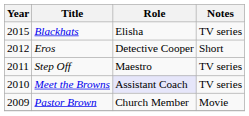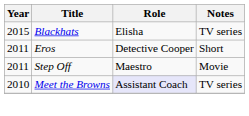(18, 48) 2012 -> (18, 48) 2011
(220, 66) TV series -> (214, 66) Movie
- row: (66, 102)
